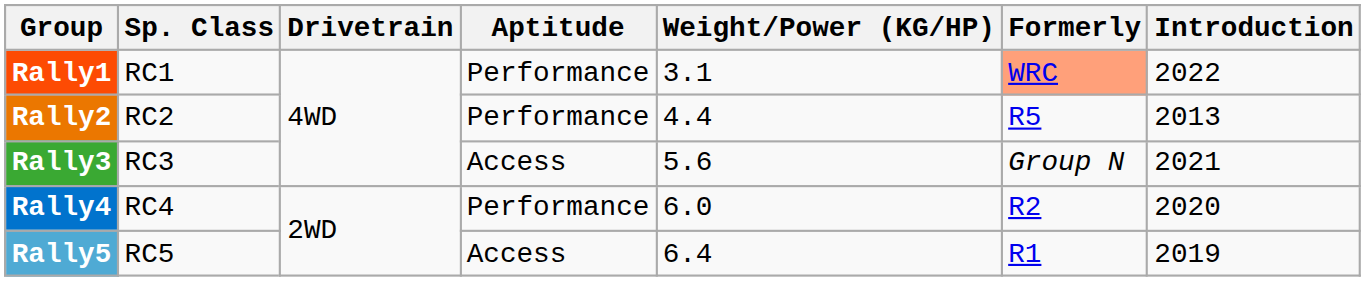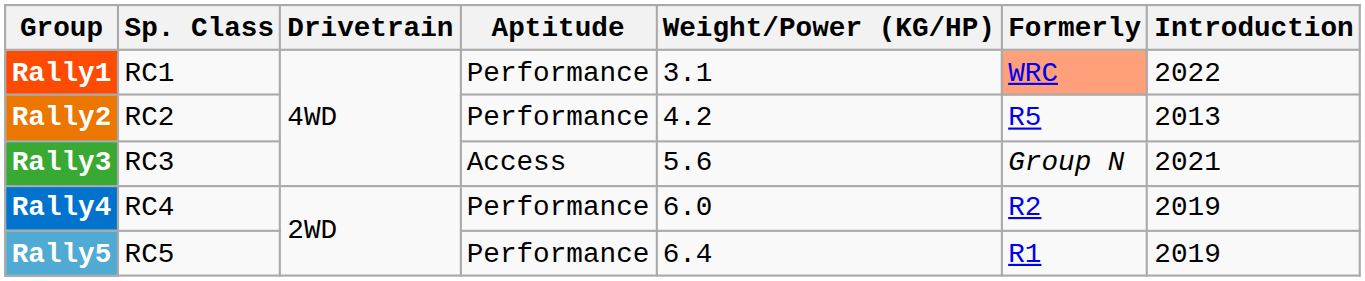(688, 118) 4.4 -> (688, 118) 4.2
(1188, 208) 2020 -> (1188, 208) 2019
(516, 253) Access -> (558, 253) Performance
